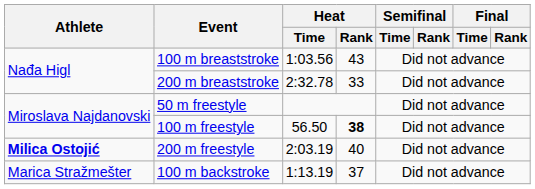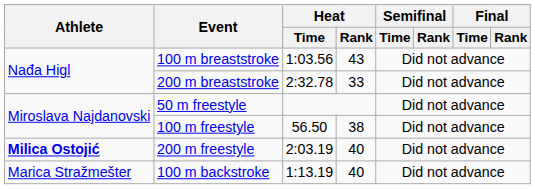(356, 127) bold -> (356, 127) normal
(356, 173) 37 -> (356, 173) 40
